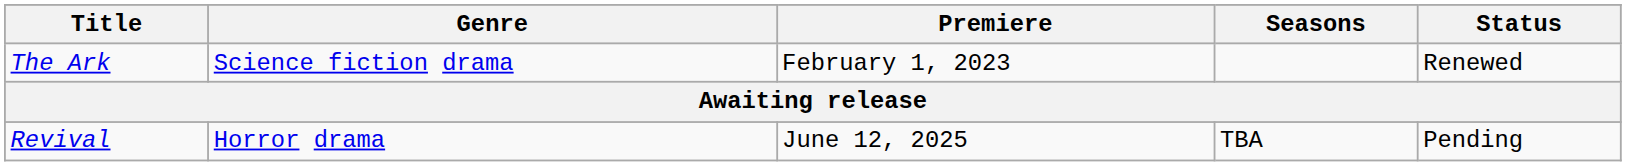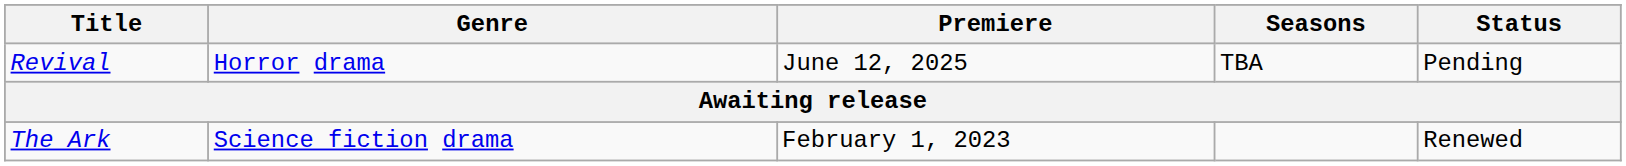rows swapped: (61, 63) <-> (61, 141)
